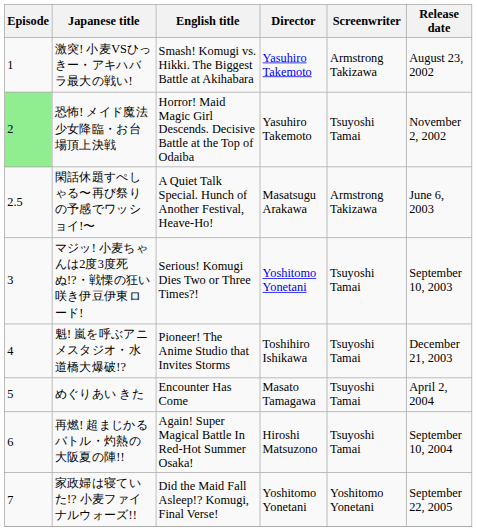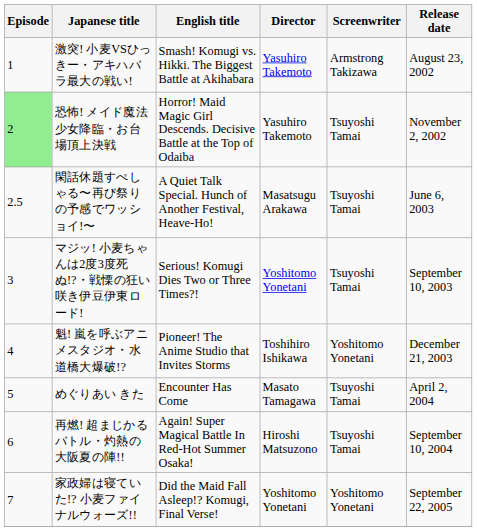(357, 202) Armstrong Takizawa -> (352, 202) Tsuyoshi Tamai
(352, 351) Tsuyoshi Tamai -> (357, 351) Yoshitomo Yonetani
